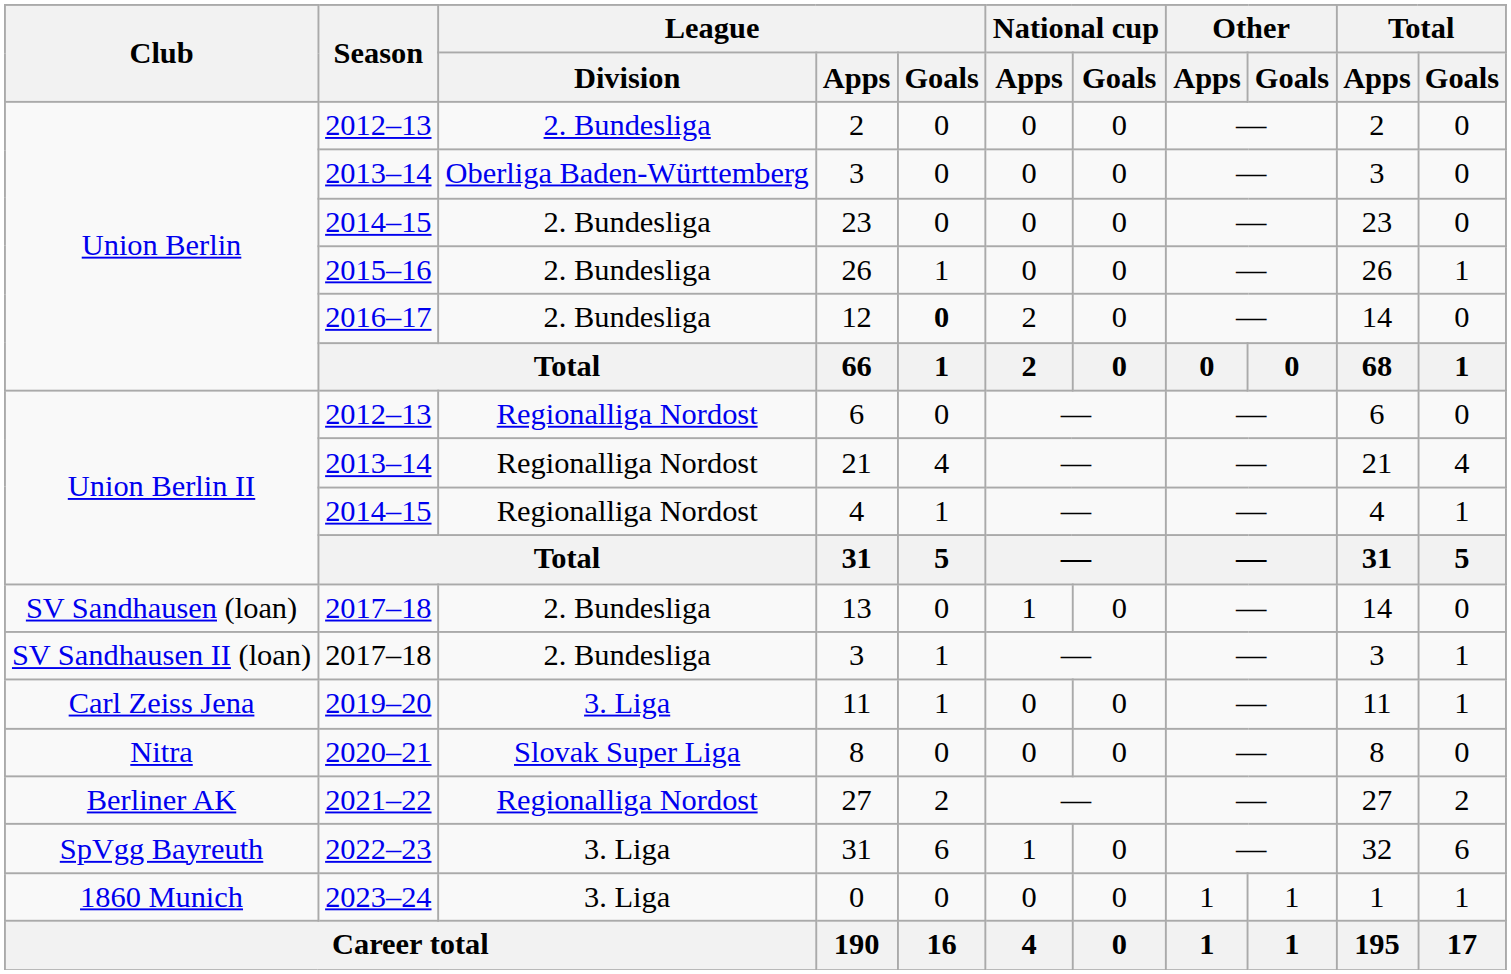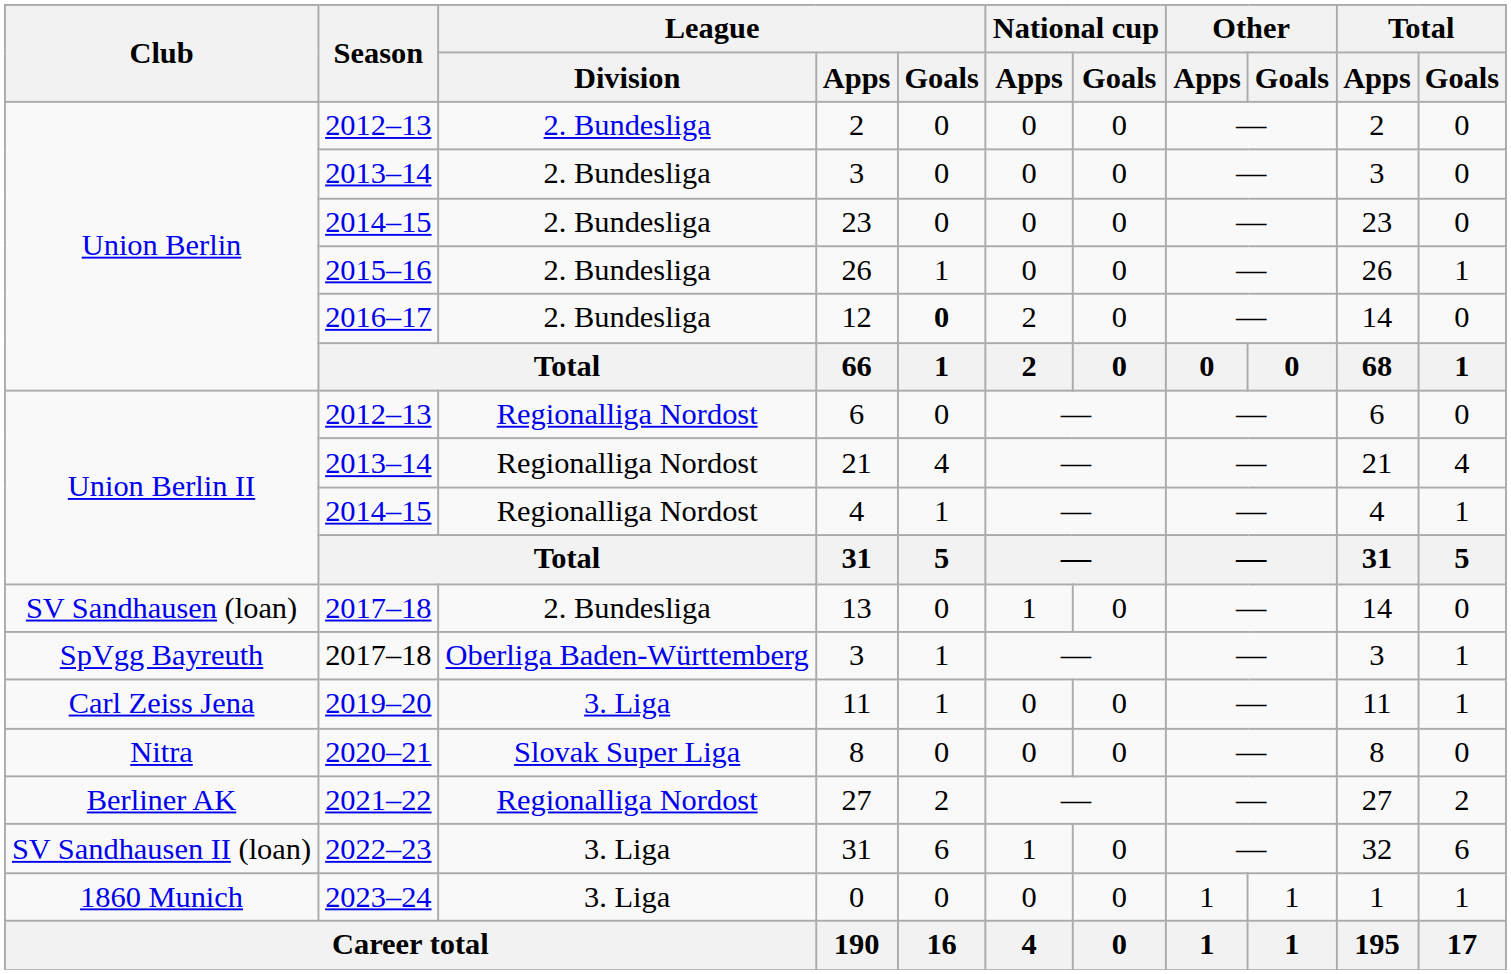(627, 173) Oberliga Baden-Württemberg -> (627, 173) 2. Bundesliga
(162, 655) SV Sandhausen II (loan) -> (162, 655) SpVgg Bayreuth
(627, 655) 2. Bundesliga -> (627, 655) Oberliga Baden-Württemberg
(162, 848) SpVgg Bayreuth -> (162, 848) SV Sandhausen II (loan)
